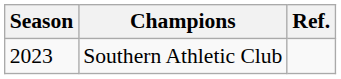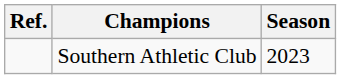columns swapped: (41, 21) <-> (311, 21)
